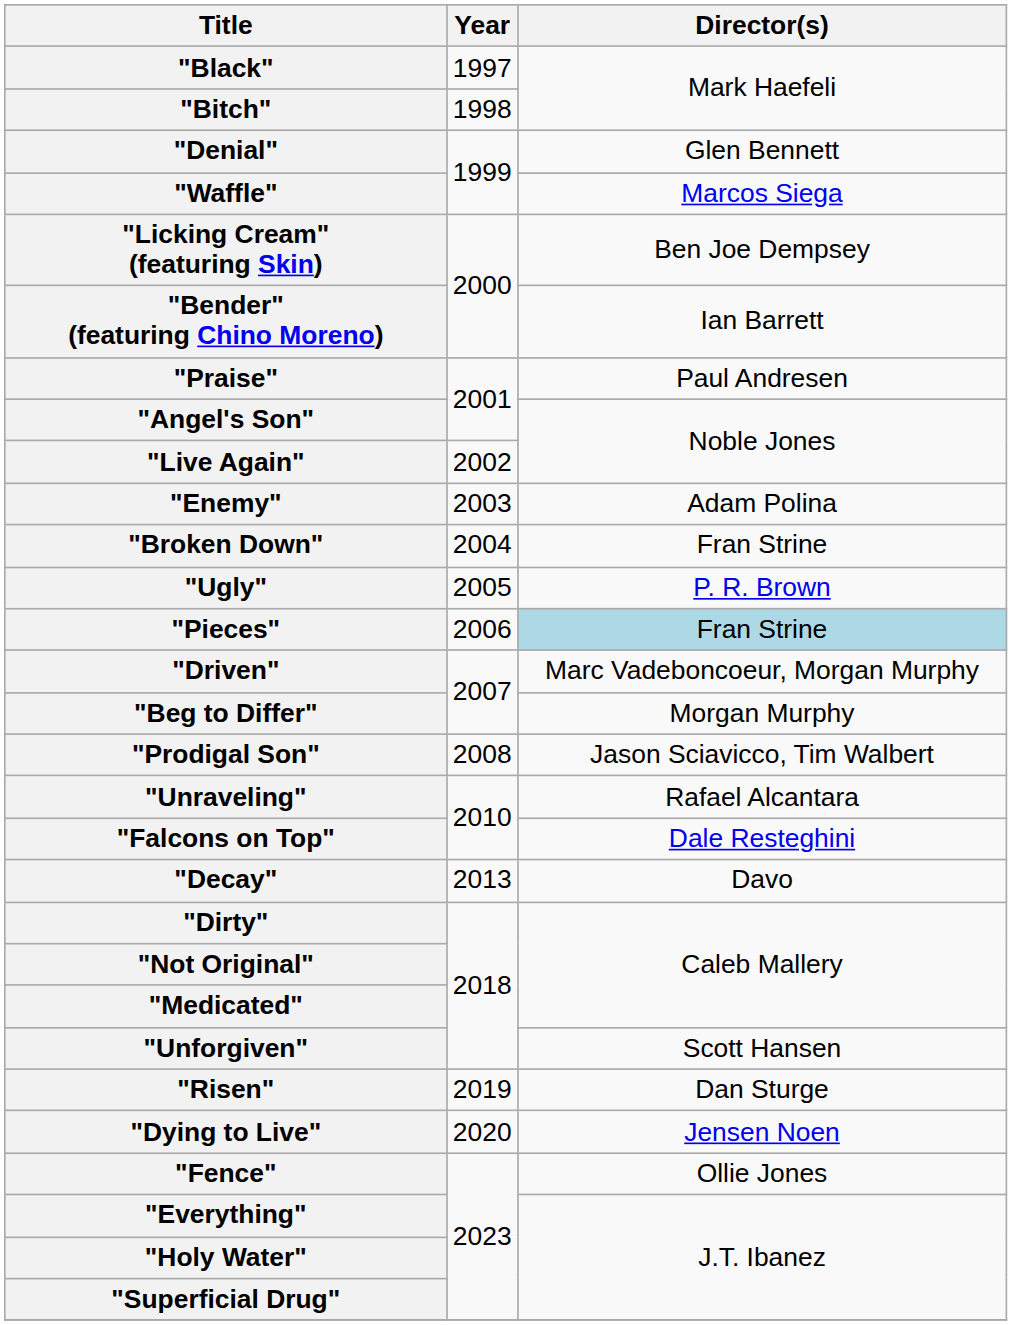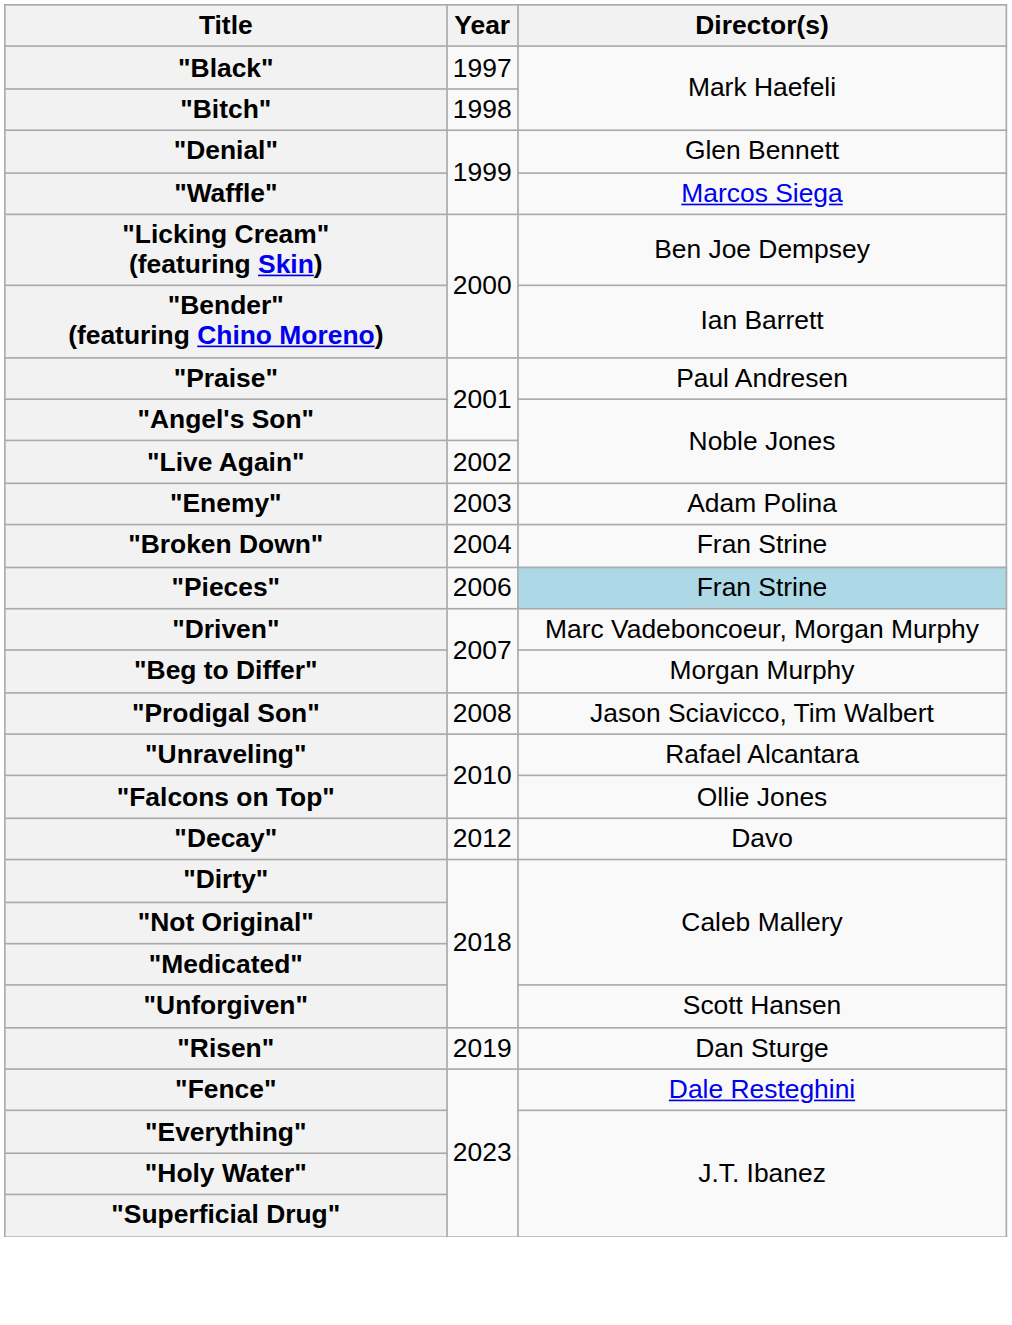- row: (226, 587)
(762, 838) Dale Resteghini -> (762, 796) Ollie Jones
(482, 880) 2013 -> (482, 838) 2012
- row: (226, 1131)
(762, 1173) Ollie Jones -> (762, 1089) Dale Resteghini
